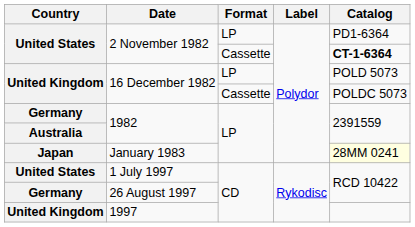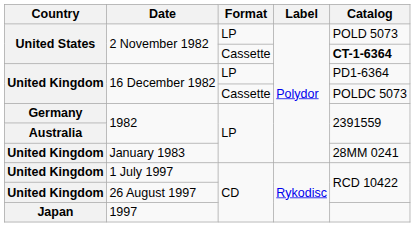(361, 34) PD1-6364 -> (365, 34) POLD 5073
(365, 73) POLD 5073 -> (361, 73) PD1-6364
(55, 152) Japan -> (55, 152) United Kingdom
(366, 152) lightyellow background -> (366, 152) no background
(55, 172) United States -> (55, 172) United Kingdom
(55, 192) Germany -> (55, 192) United Kingdom
(55, 212) United Kingdom -> (55, 212) Japan
